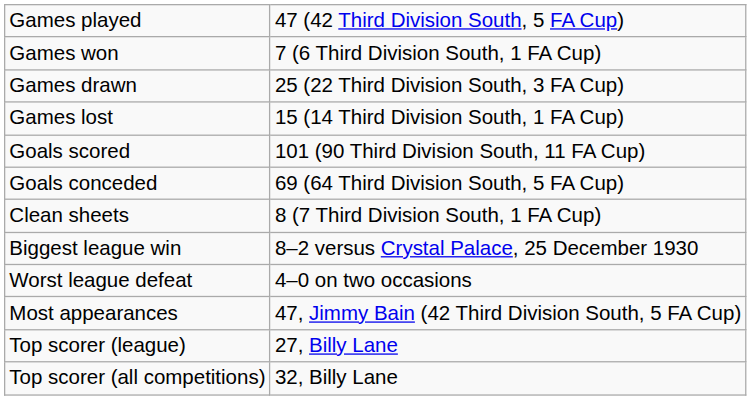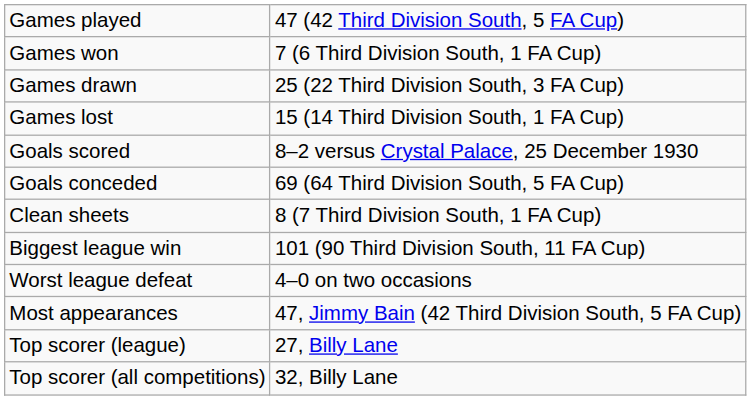(460, 150) 101 (90 Third Division South, 11 FA Cup) -> (487, 150) 8–2 versus Crystal Palace, 25 December 1930
(487, 248) 8–2 versus Crystal Palace, 25 December 1930 -> (460, 248) 101 (90 Third Division South, 11 FA Cup)
